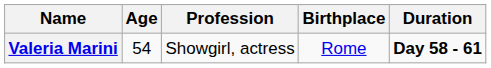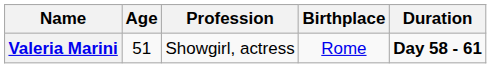(142, 48) 54 -> (142, 48) 51
